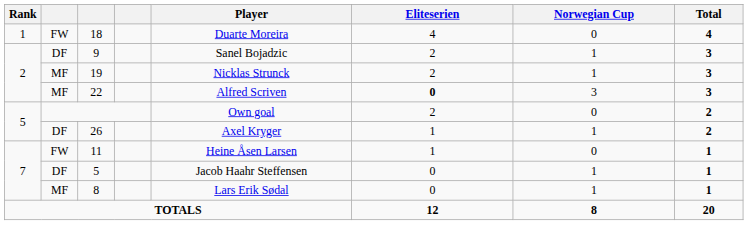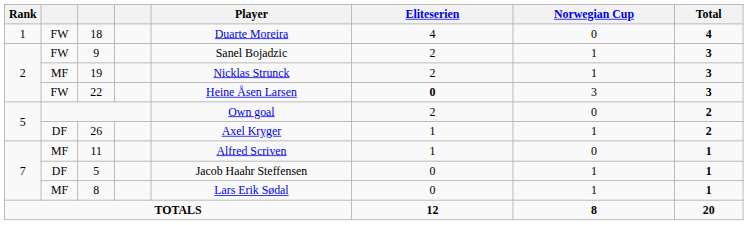(59, 53) DF -> (59, 53) FW
(59, 92) MF -> (59, 92) FW
(251, 92) Alfred Scriven -> (251, 92) Heine Åsen Larsen
(59, 151) FW -> (59, 151) MF
(251, 151) Heine Åsen Larsen -> (251, 151) Alfred Scriven
